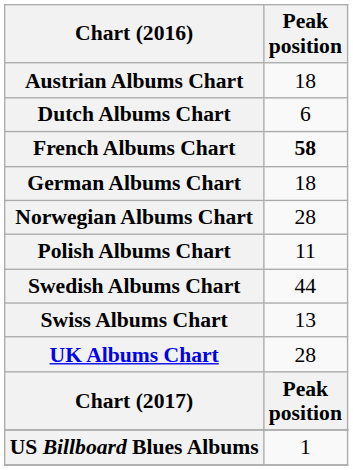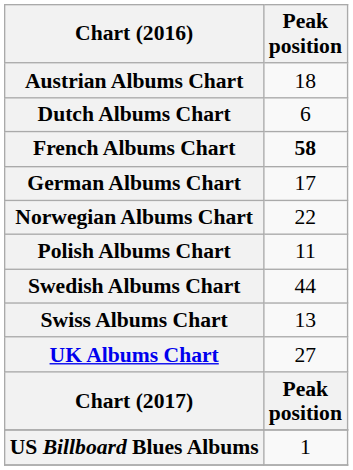(305, 182) 18 -> (305, 182) 17
(305, 217) 28 -> (305, 217) 22
(305, 354) 28 -> (305, 354) 27
